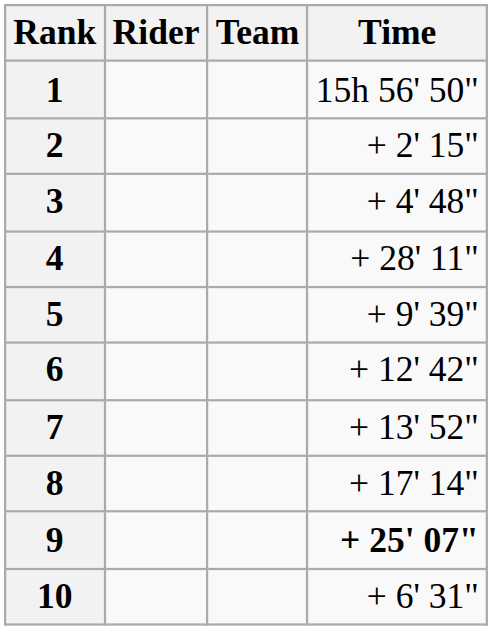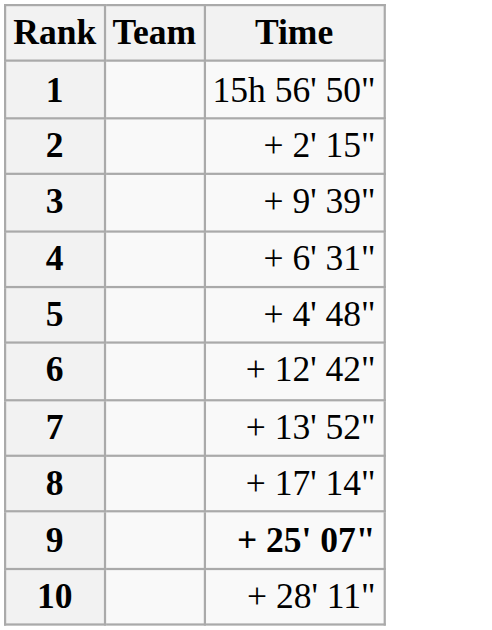- column: (156, 32)
(423, 201) + 4' 48" -> (320, 201) + 9' 39"
(415, 257) + 28' 11" -> (320, 257) + 6' 31"
(423, 314) + 9' 39" -> (320, 314) + 4' 48"
(423, 595) + 6' 31" -> (311, 595) + 28' 11"
